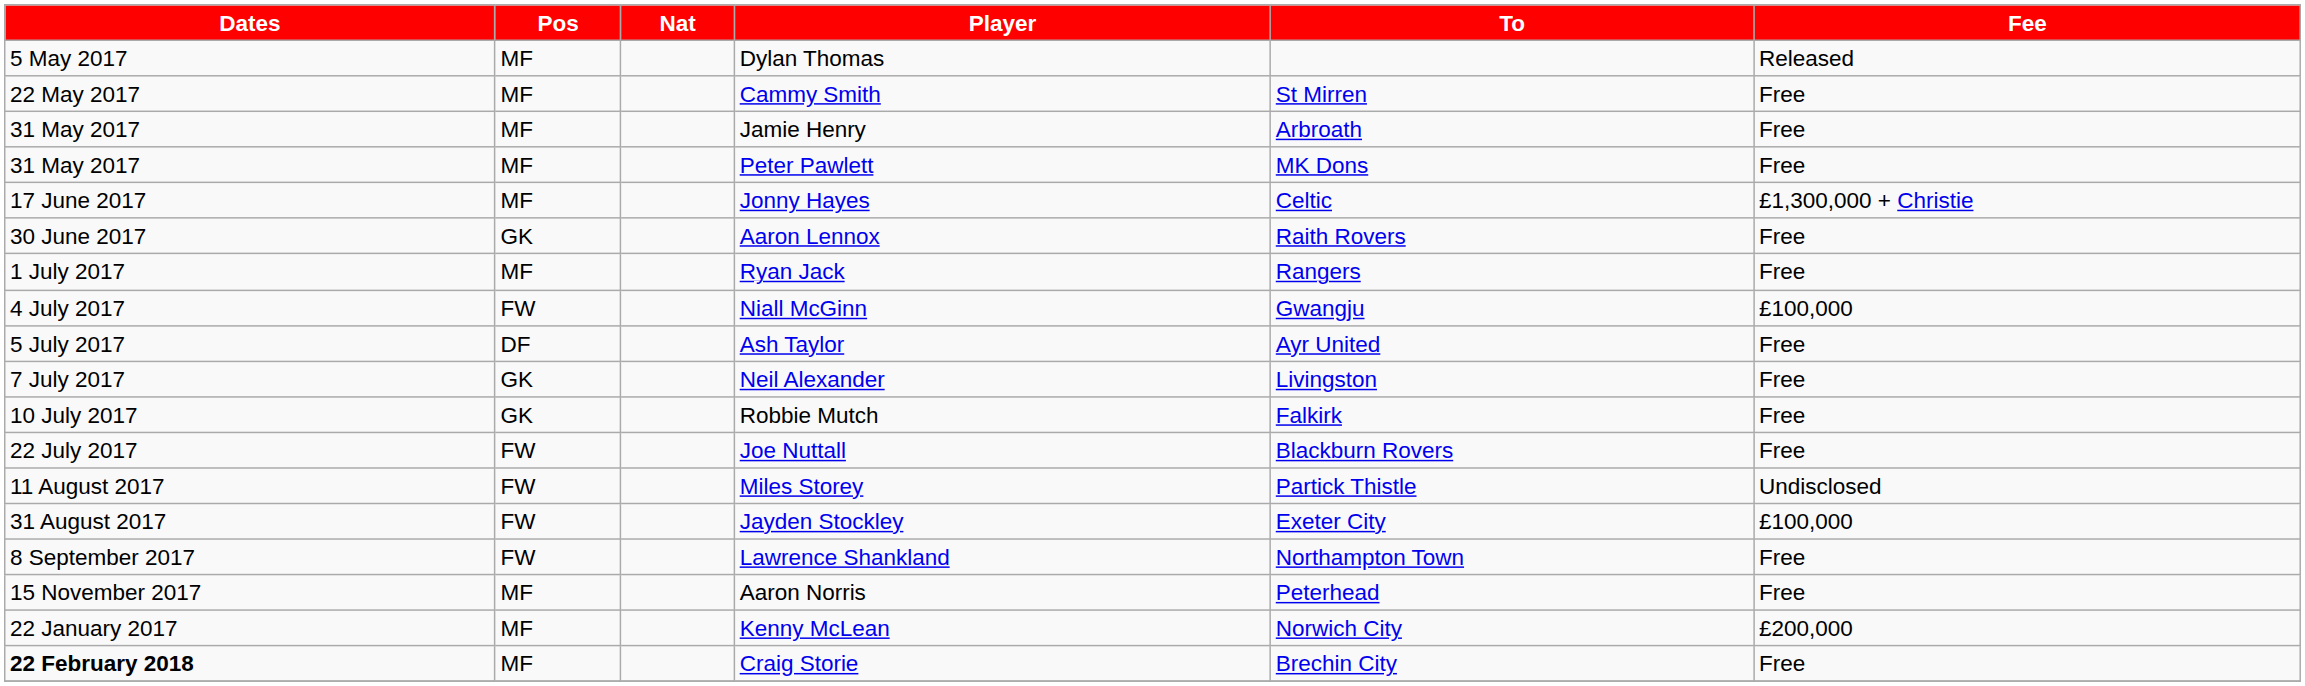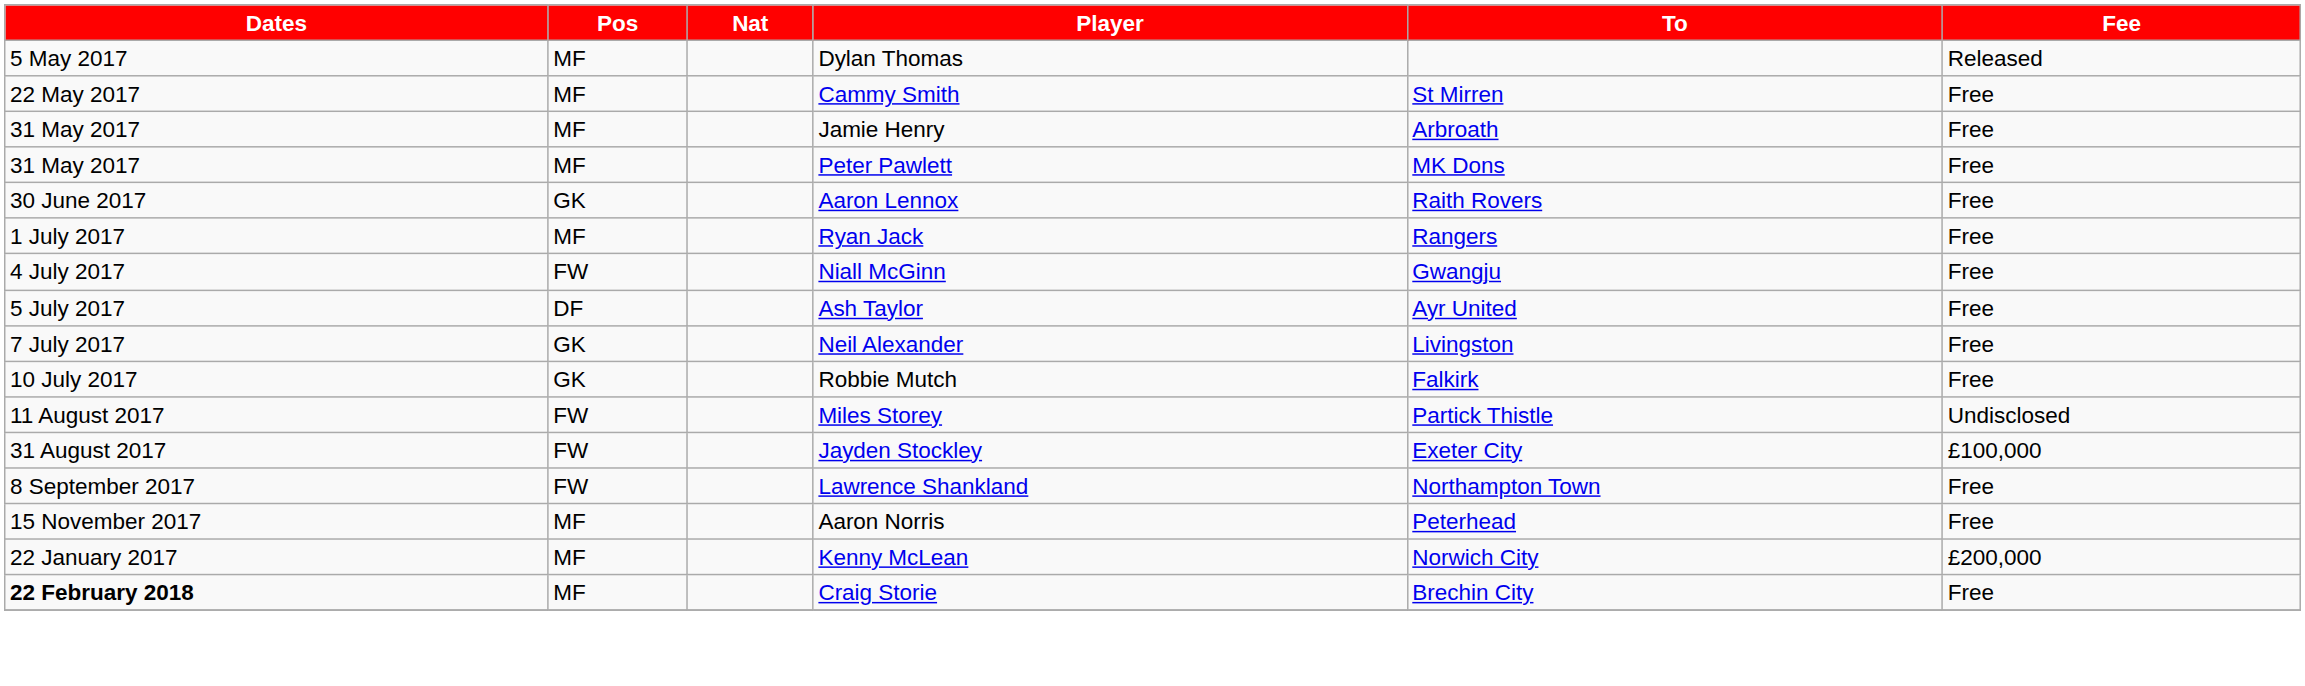- row: (805, 201)
(1806, 308) £100,000 -> (1971, 272) Free
- row: (793, 450)
